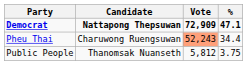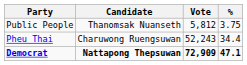rows swapped: (27, 25) <-> (40, 53)
(201, 39) lightsalmon background -> (201, 39) no background
